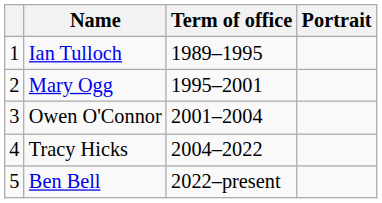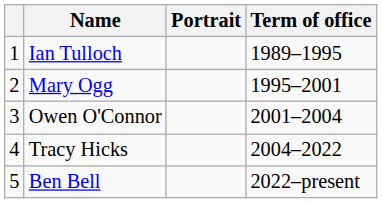columns swapped: (337, 20) <-> (232, 20)
